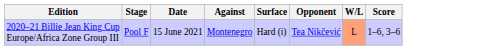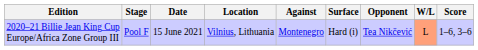+ column: (240, 11)
